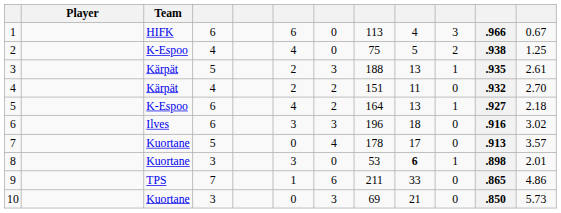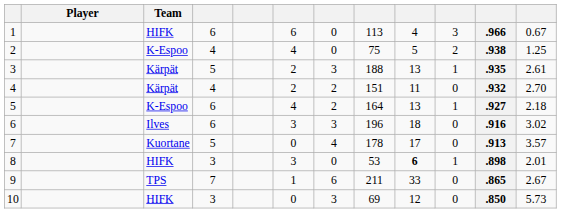(168, 161) Kuortane -> (160, 161) HIFK
(536, 180) 4.86 -> (536, 180) 2.67
(168, 198) Kuortane -> (160, 198) HIFK
(415, 198) 21 -> (415, 198) 12
